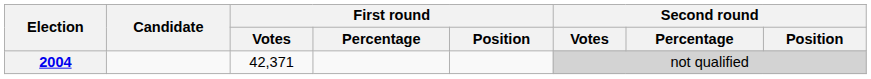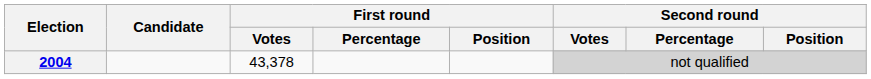(272, 62) 42,371 -> (272, 62) 43,378
